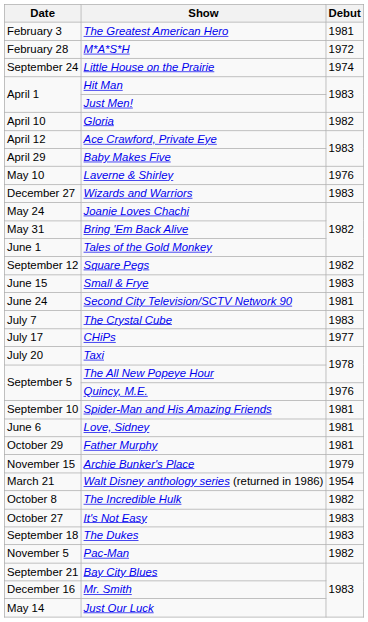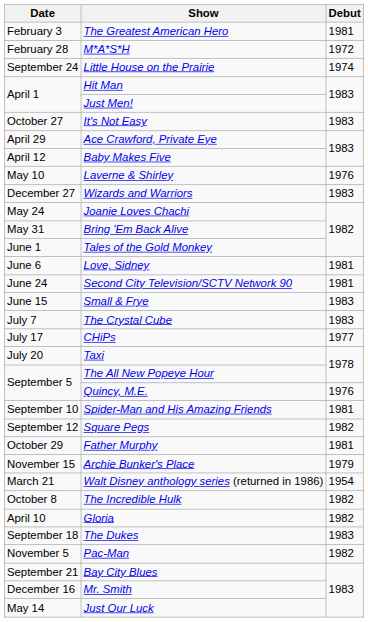rows swapped: (99, 121) <-> (115, 517)
(26, 139) April 12 -> (26, 139) April 29
(26, 157) April 29 -> (26, 157) April 12
rows swapped: (116, 427) <-> (116, 265)
rows swapped: (116, 283) <-> (188, 301)
